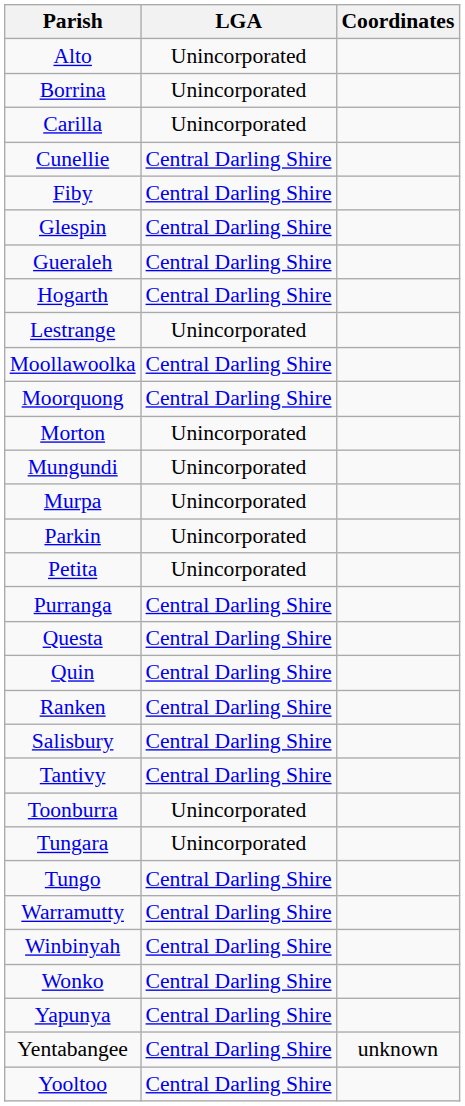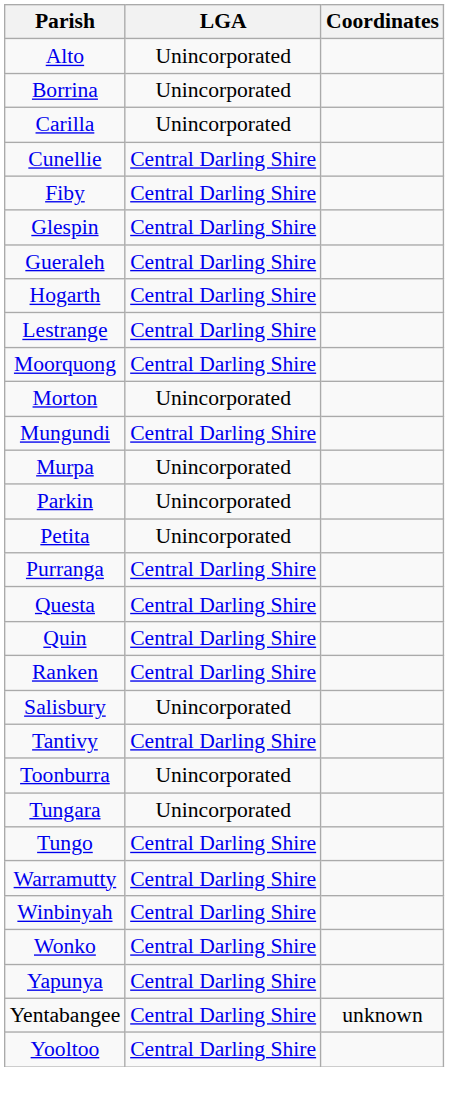(239, 329) Unincorporated -> (223, 329) Central Darling Shire
- row: (73, 364)
(239, 466) Unincorporated -> (223, 432) Central Darling Shire
(239, 741) Central Darling Shire -> (223, 706) Unincorporated
